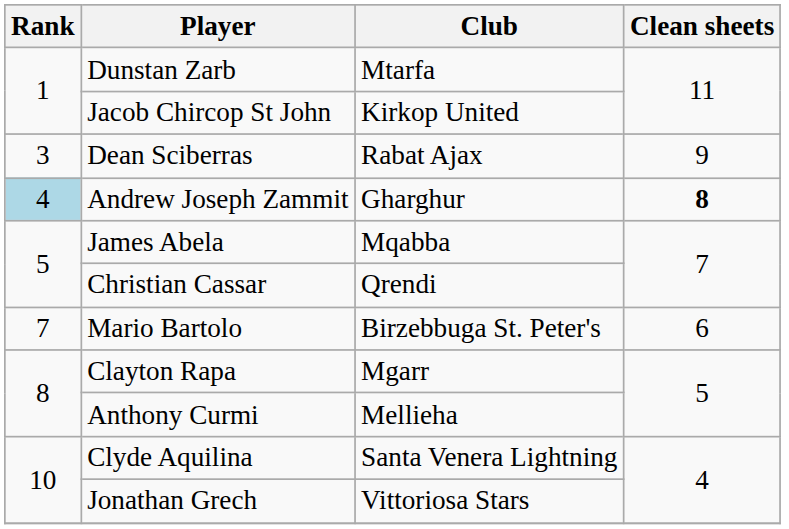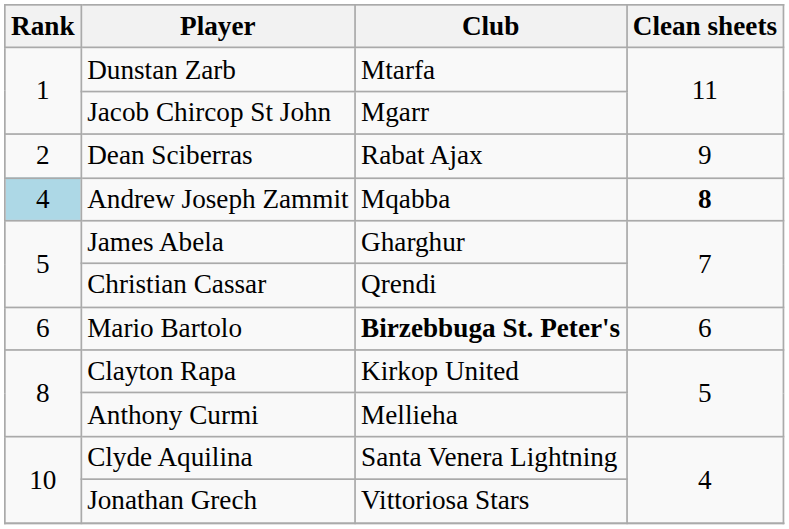(440, 112) Kirkop United -> (395, 112) Mgarr
(43, 155) 3 -> (43, 155) 2
(413, 198) Gharghur -> (406, 198) Mqabba
(406, 241) Mqabba -> (413, 241) Gharghur
(43, 328) 7 -> (43, 328) 6
(481, 328) normal -> (491, 328) bold
(395, 371) Mgarr -> (440, 371) Kirkop United
